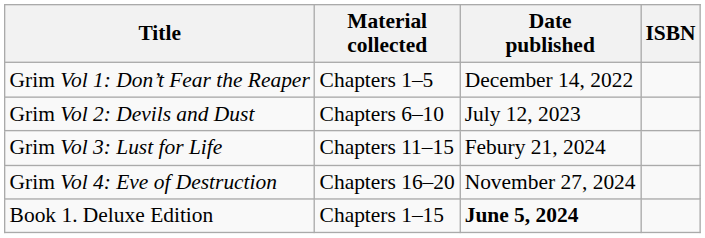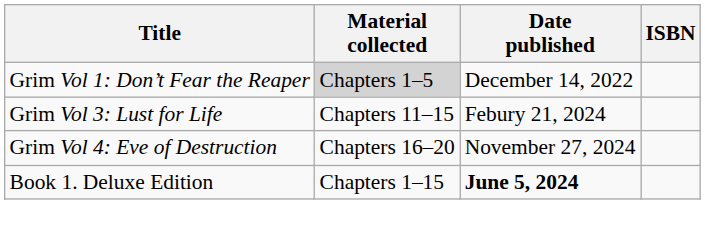(376, 79) no background -> (376, 79) lightgrey background
- row: (132, 113)
